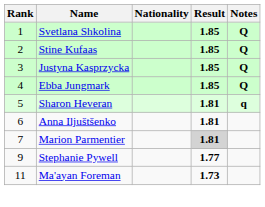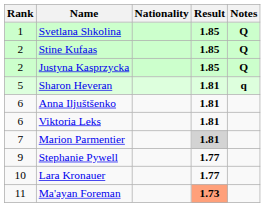(20, 67) 3 -> (20, 67) 2
- row: (74, 85)
+ row: (70, 121)
+ row: (72, 175)
(209, 175) no background -> (209, 193) lightsalmon background
